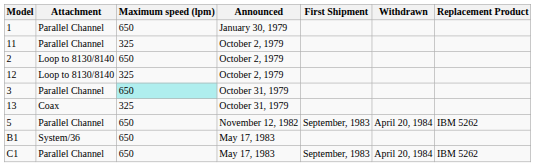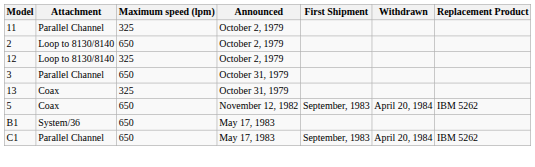- row: (9, 28)
(126, 91) paleturquoise background -> (126, 75) no background
(71, 122) Parallel Channel -> (49, 106) Coax
